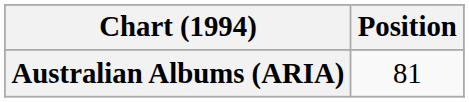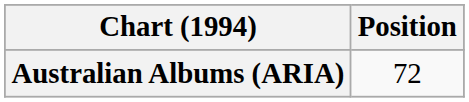(407, 73) 81 -> (407, 73) 72
